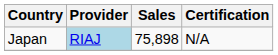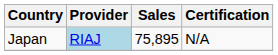(157, 38) 75,898 -> (157, 38) 75,895
